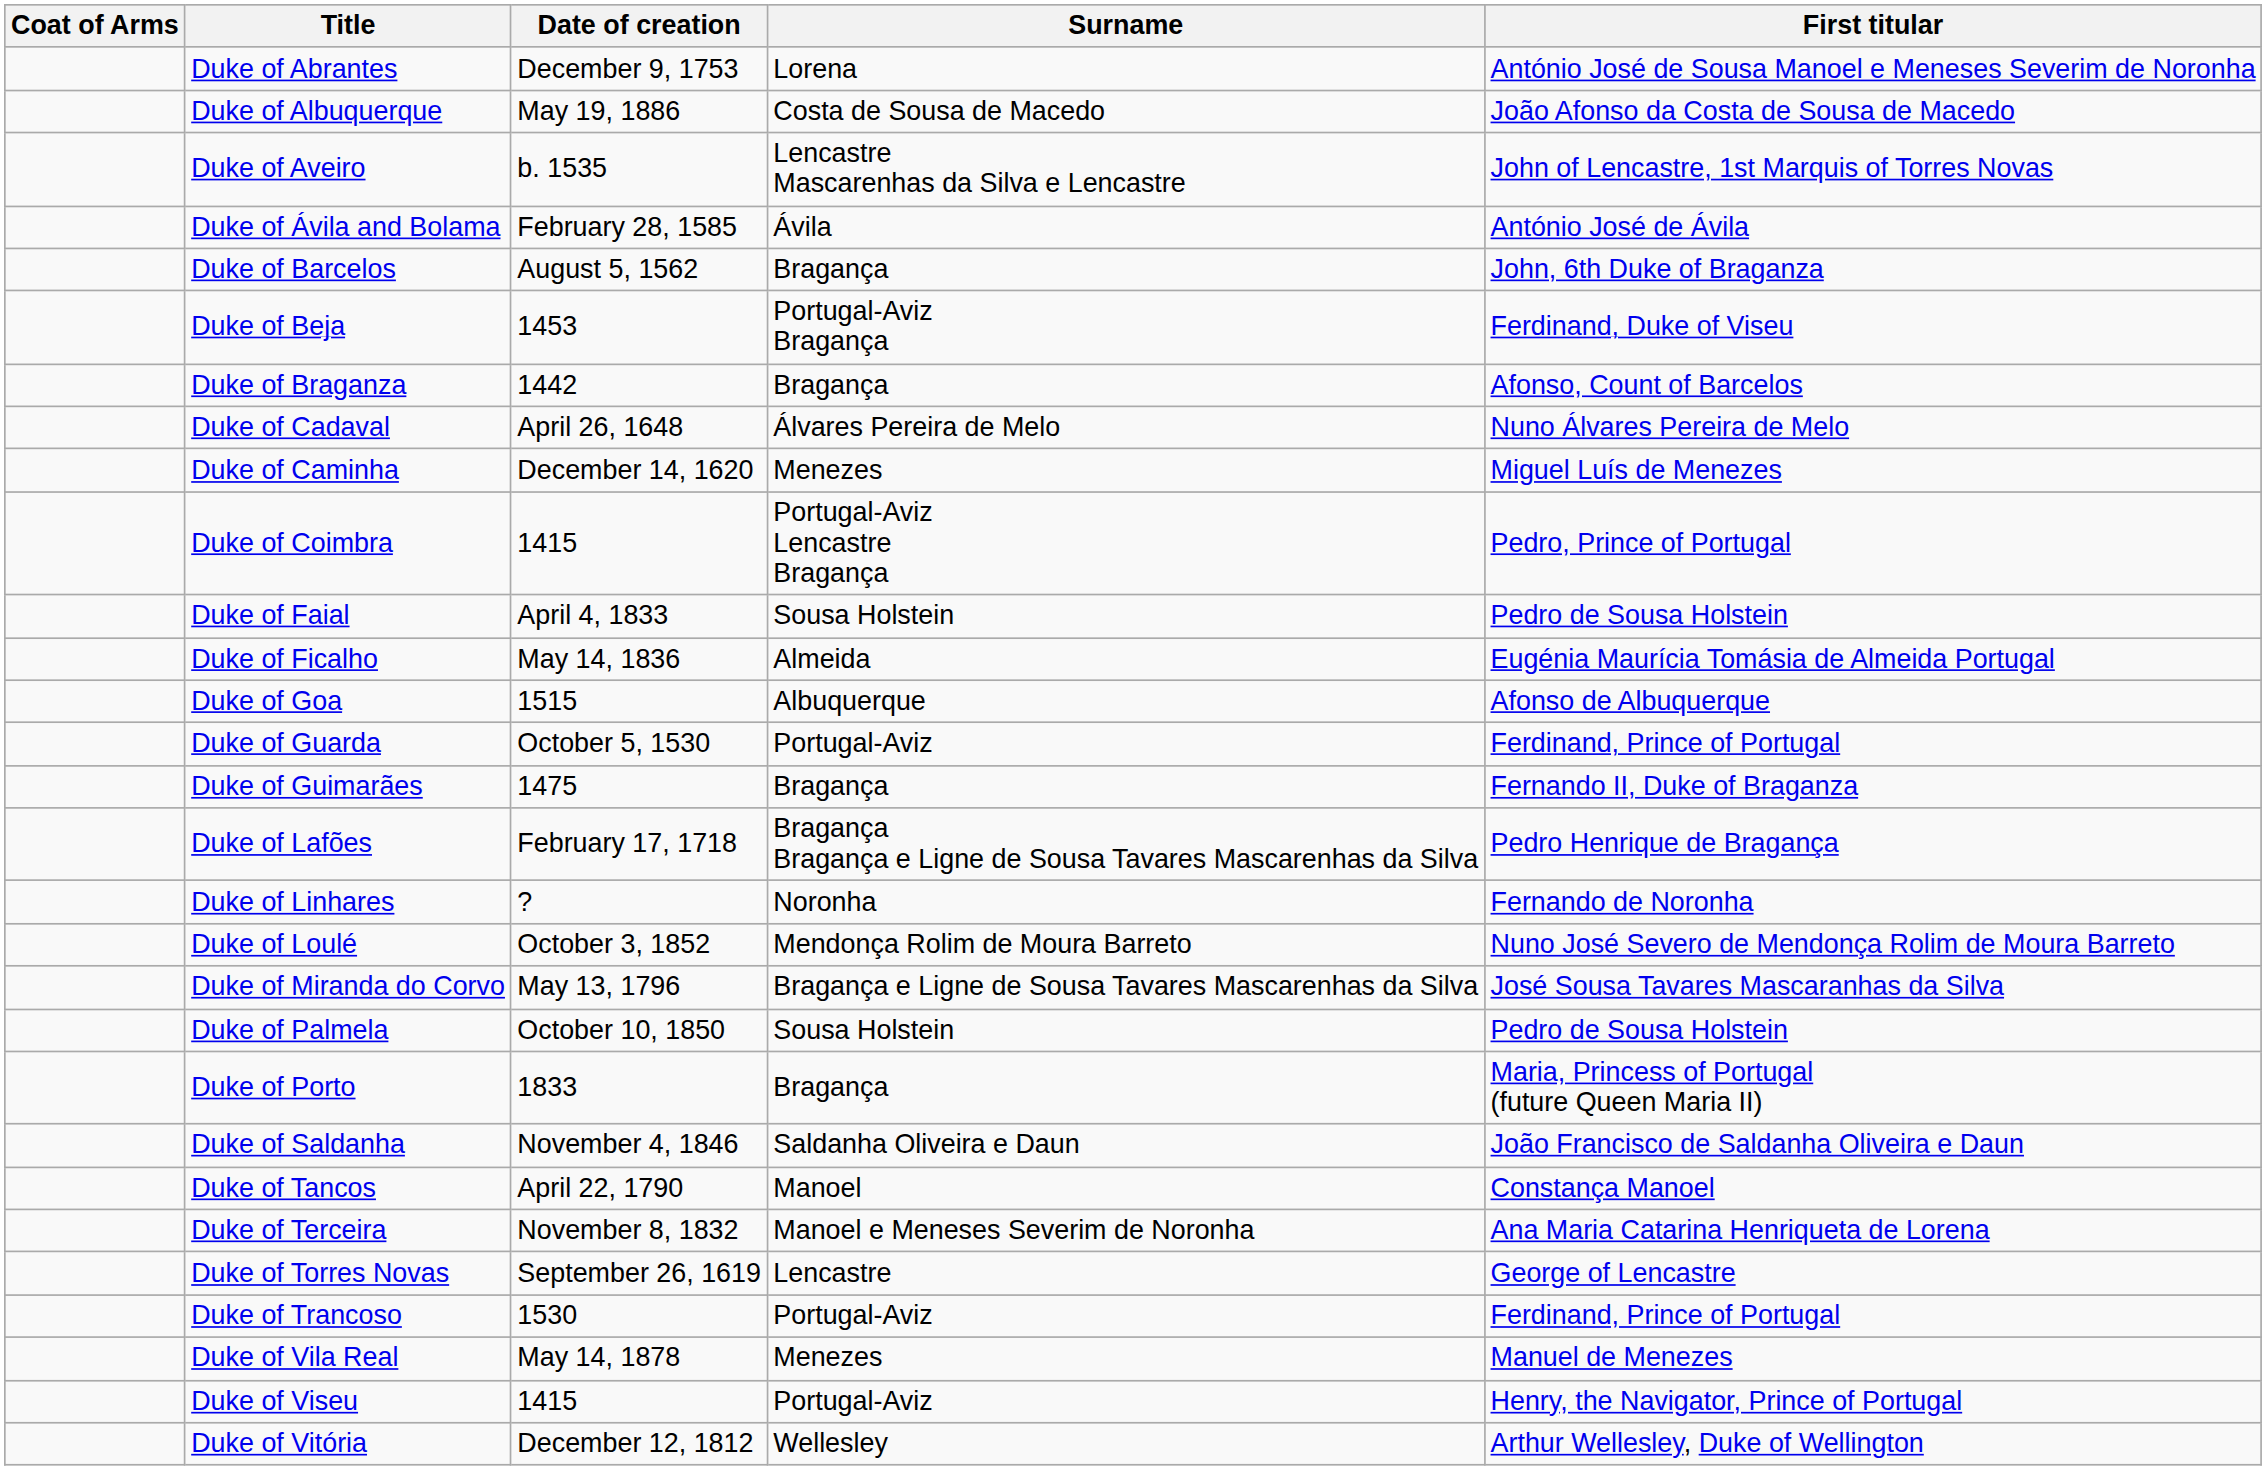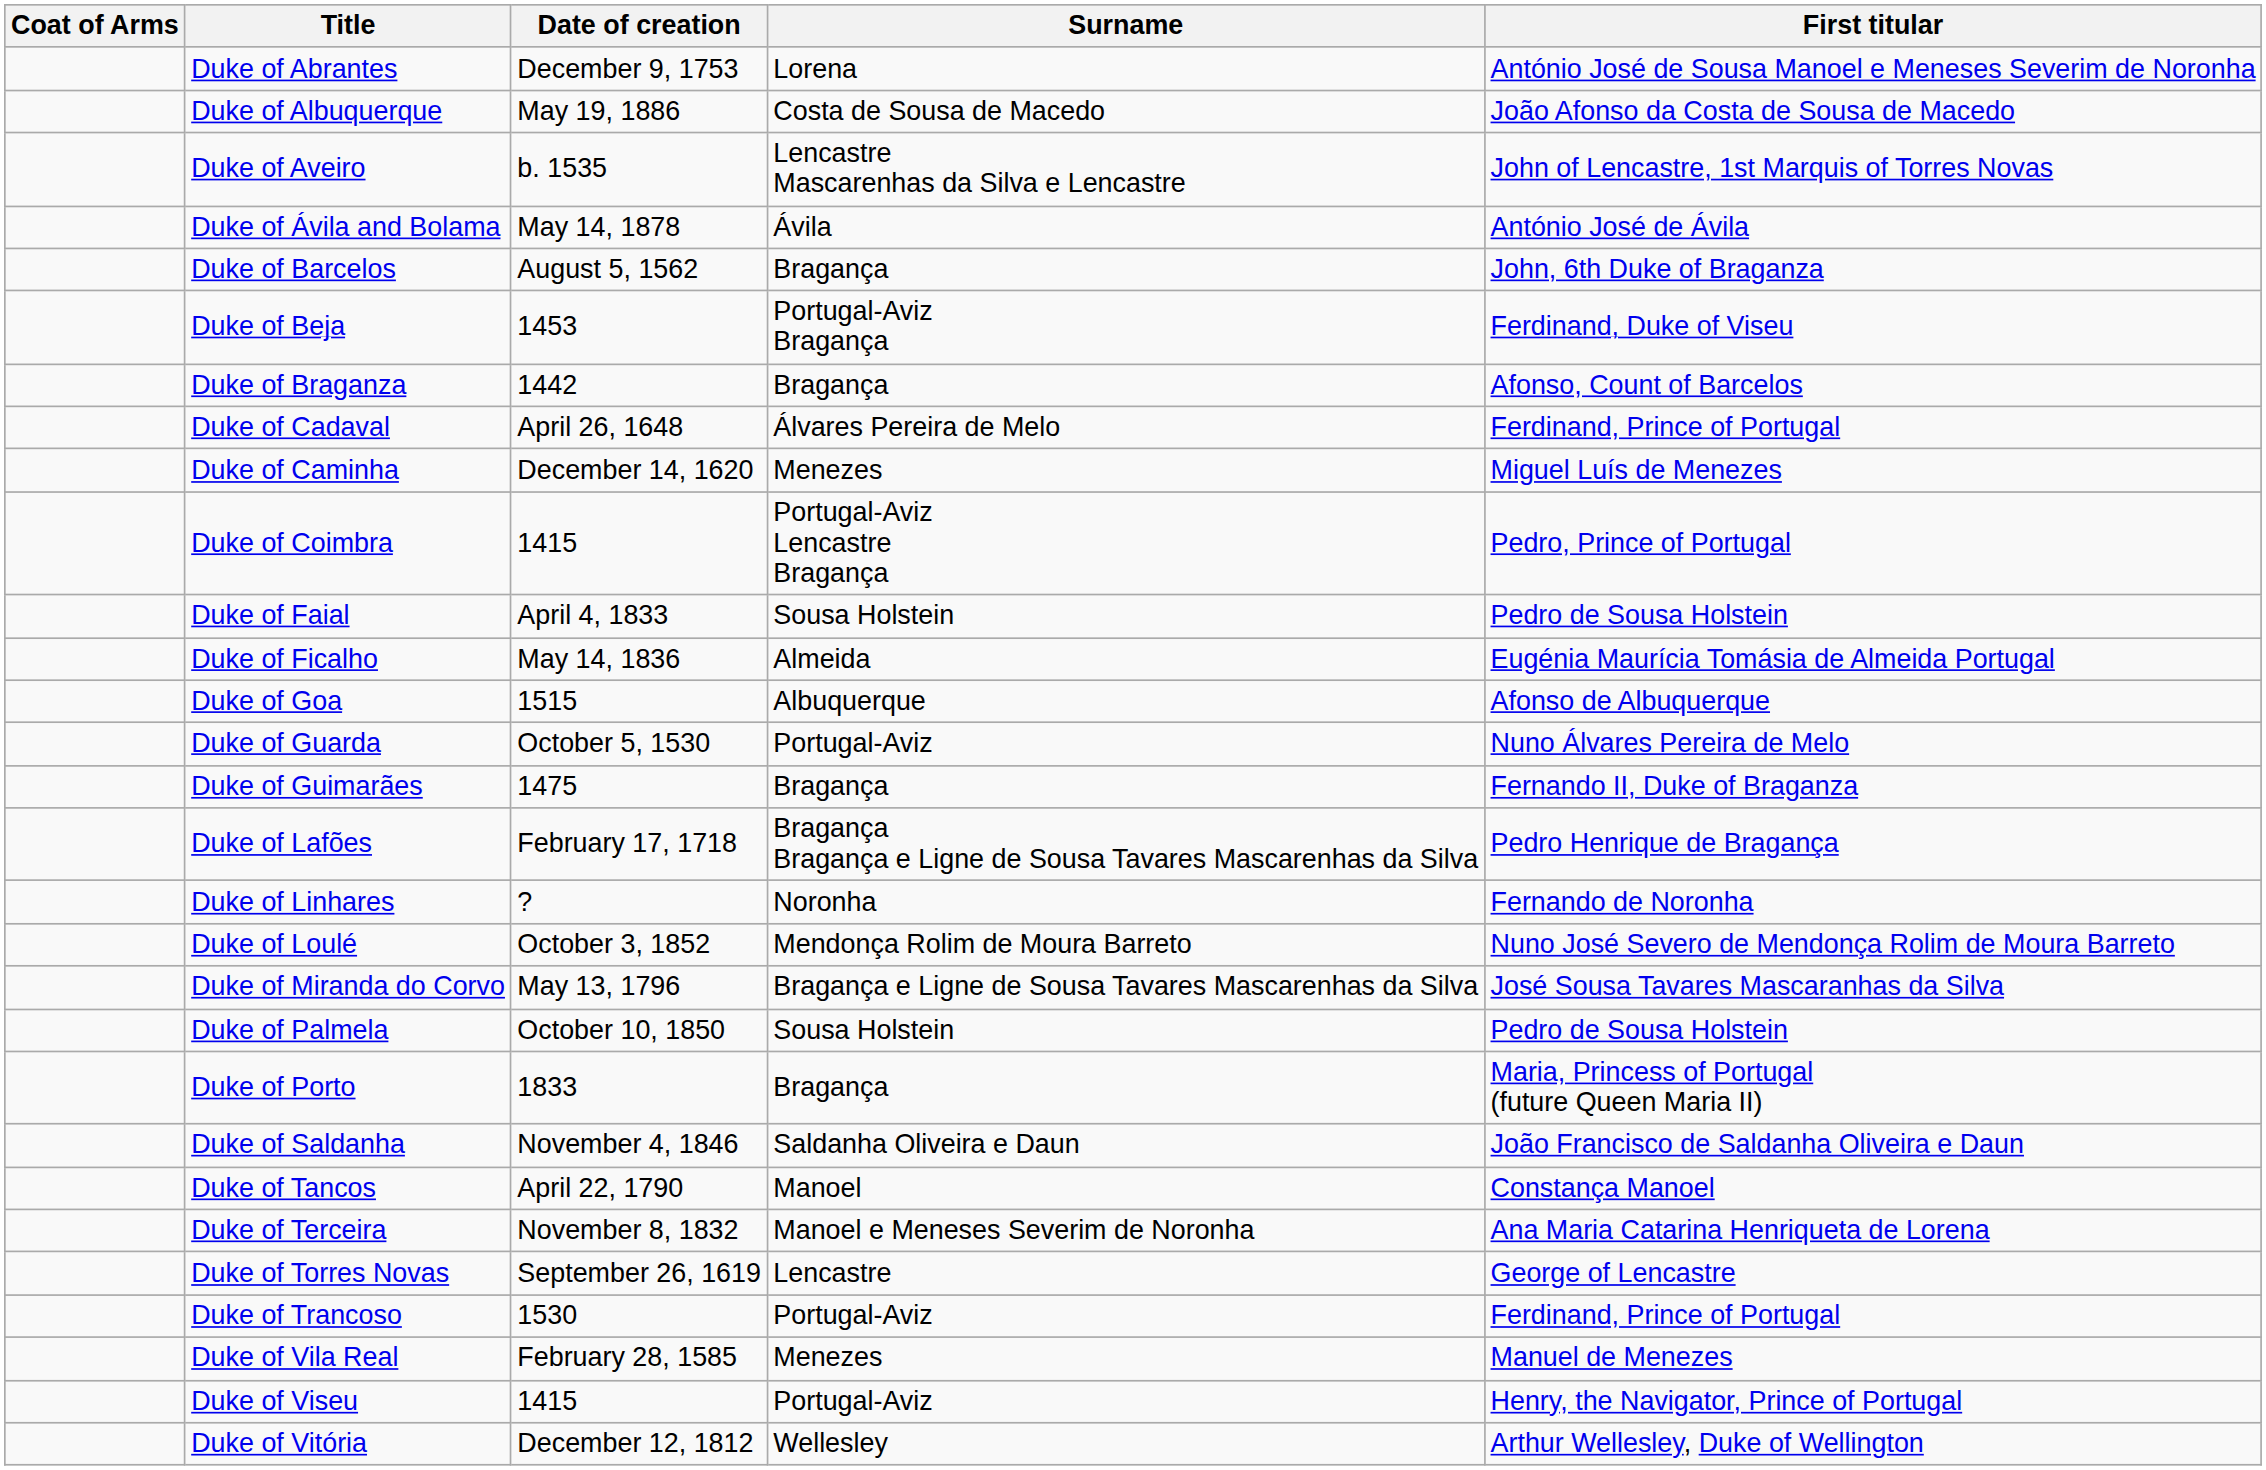(627, 226) February 28, 1585 -> (599, 226) May 14, 1878
(1670, 427) Nuno Álvares Pereira de Melo -> (1665, 427) Ferdinand, Prince of Portugal
(1665, 743) Ferdinand, Prince of Portugal -> (1670, 743) Nuno Álvares Pereira de Melo
(599, 1358) May 14, 1878 -> (627, 1358) February 28, 1585
